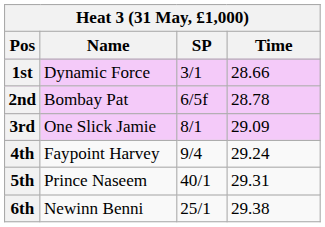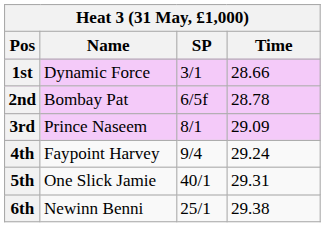(100, 126) One Slick Jamie -> (96, 126) Prince Naseem
(96, 180) Prince Naseem -> (100, 180) One Slick Jamie
